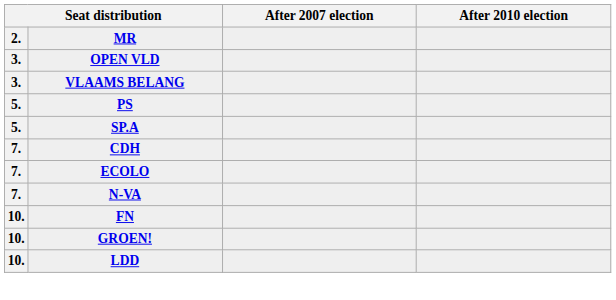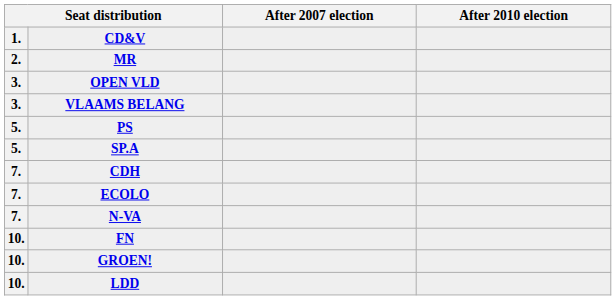+ row: (125, 38)
